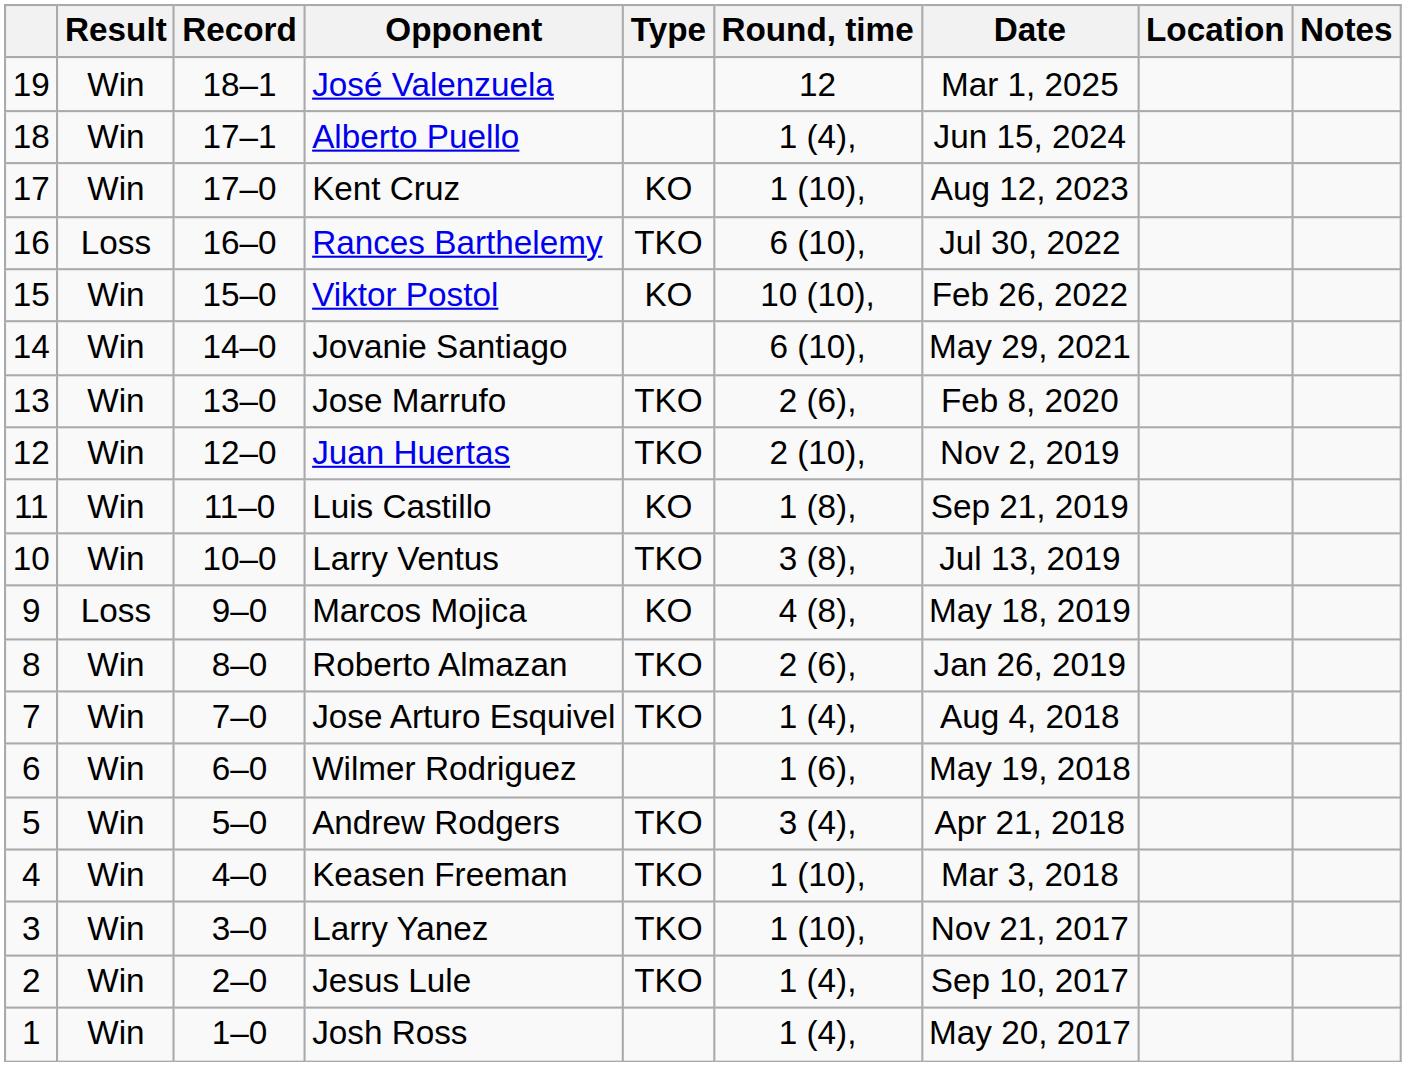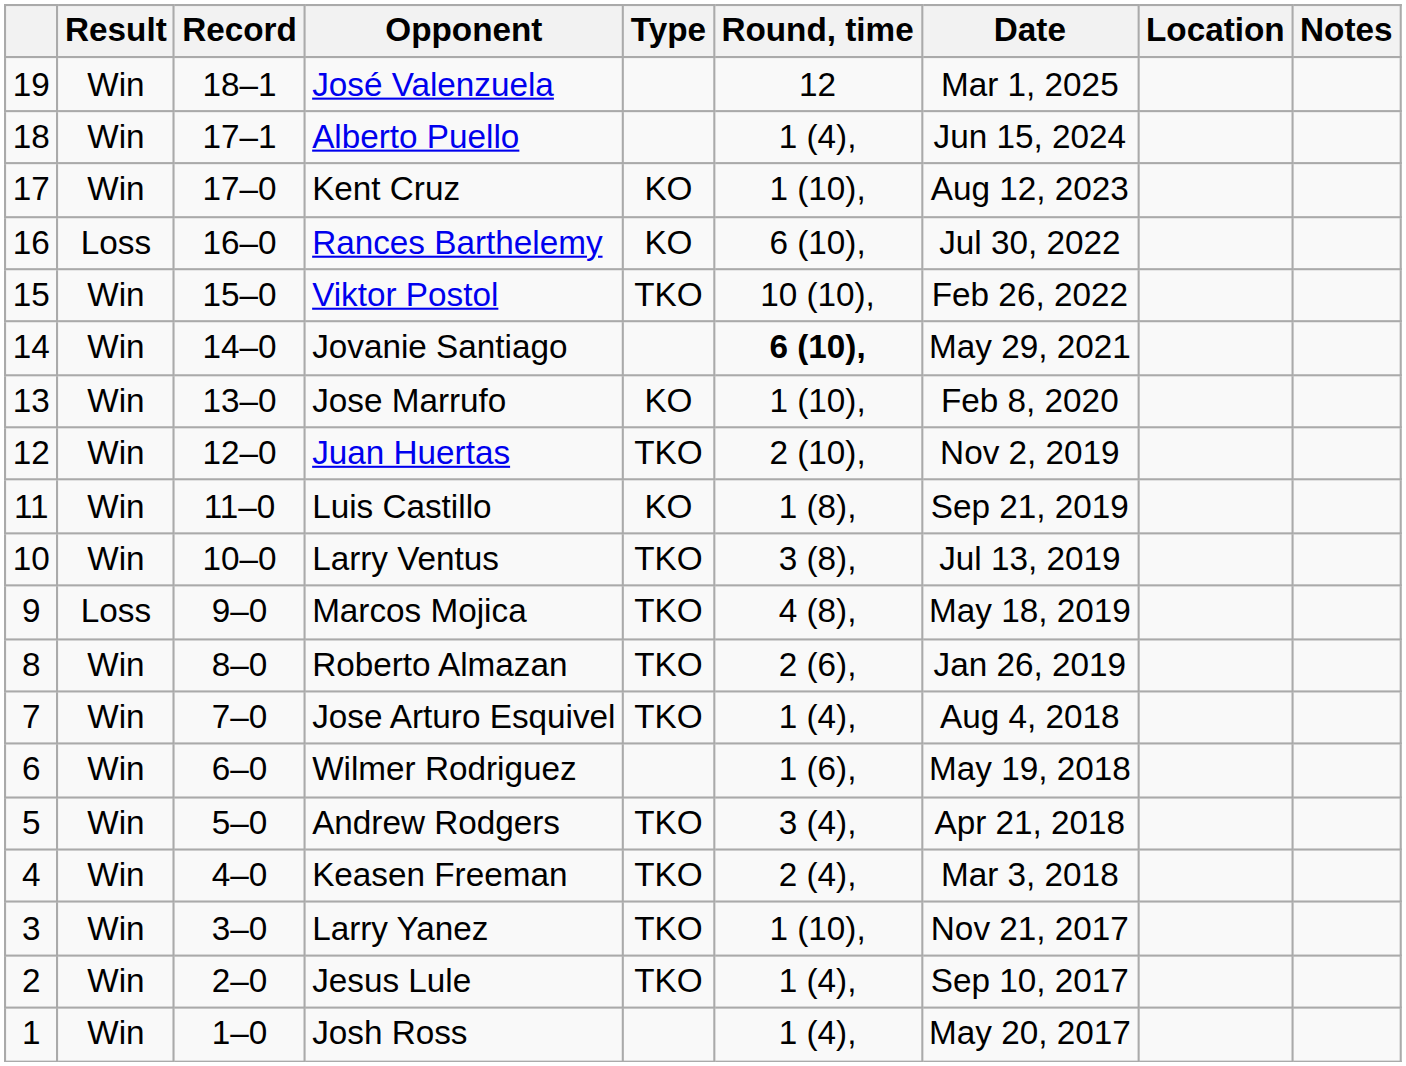(668, 242) TKO -> (668, 242) KO
(668, 294) KO -> (668, 294) TKO
(818, 347) normal -> (818, 347) bold
(668, 400) TKO -> (668, 400) KO
(818, 400) 2 (6), -> (818, 400) 1 (10),
(668, 611) KO -> (668, 611) TKO
(818, 875) 1 (10), -> (818, 875) 2 (4),
